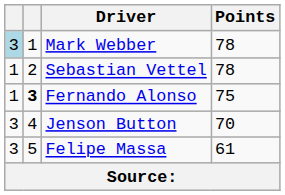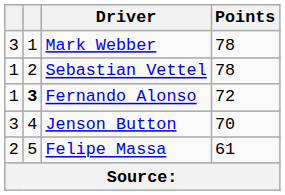(14, 44) lightblue background -> (14, 44) no background
(225, 97) 75 -> (225, 97) 72
(14, 150) 3 -> (14, 150) 2
